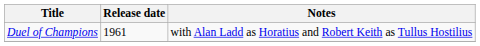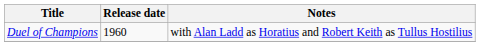(115, 32) 1961 -> (115, 32) 1960
